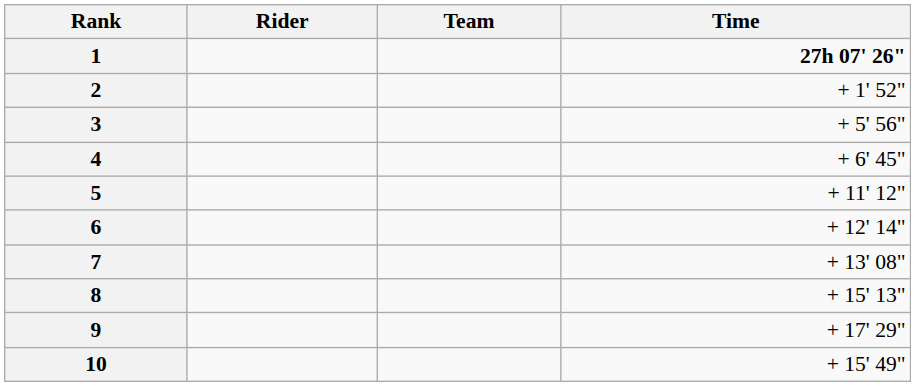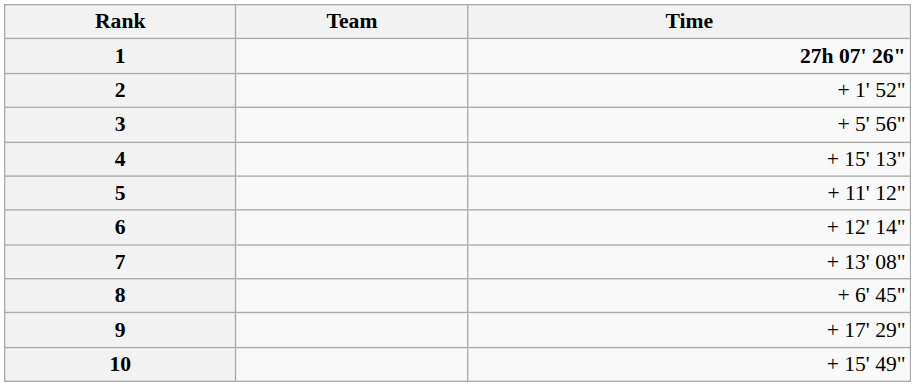- column: (282, 21)
(872, 158) + 6' 45" -> (866, 158) + 15' 13"
(866, 295) + 15' 13" -> (872, 295) + 6' 45"
